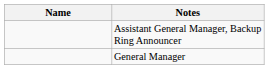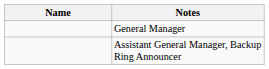rows swapped: (150, 56) <-> (188, 34)
